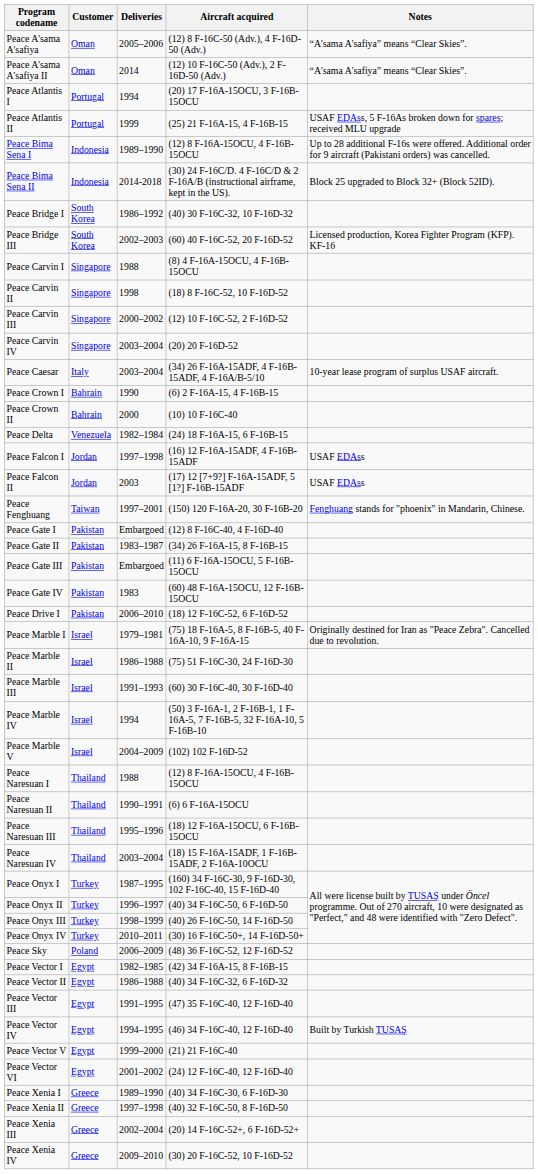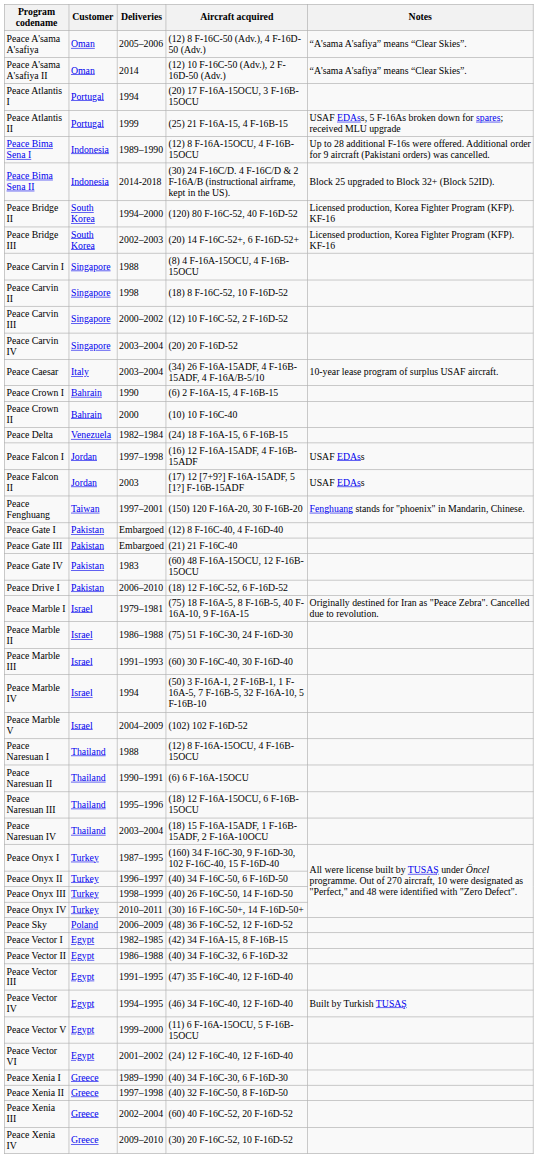- row: (35, 213)
+ row: (32, 213)
(231, 240) (60) 40 F-16C-52, 20 F-16D-52 -> (234, 240) (20) 14 F-16C-52+, 6 F-16D-52+
- row: (33, 545)
(231, 566) (11) 6 F-16A-15OCU, 5 F-16B-15OCU -> (203, 545) (21) 21 F-16C-40
(203, 1051) (21) 21 F-16C-40 -> (231, 1030) (11) 6 F-16A-15OCU, 5 F-16B-15OCU
(234, 1129) (20) 14 F-16C-52+, 6 F-16D-52+ -> (231, 1114) (60) 40 F-16C-52, 20 F-16D-52
